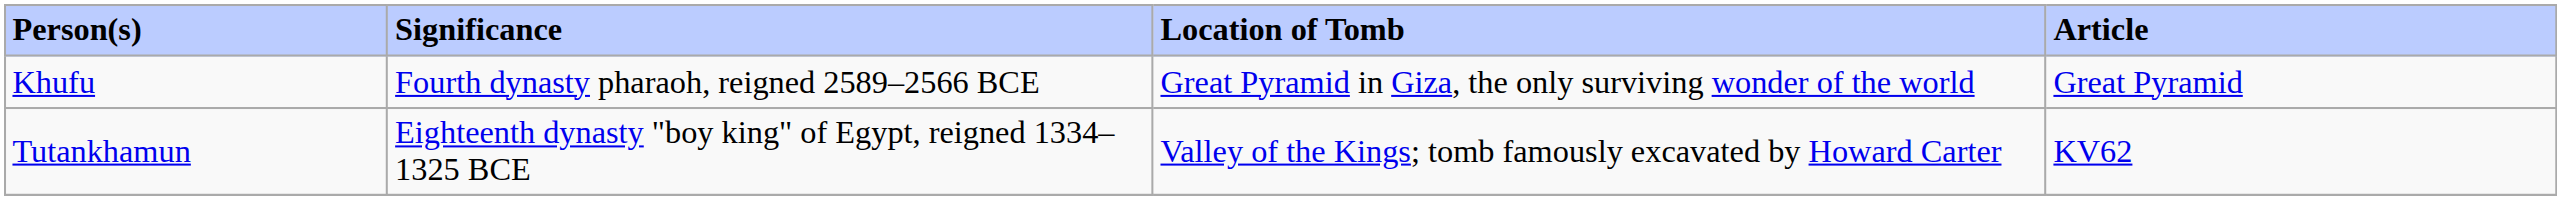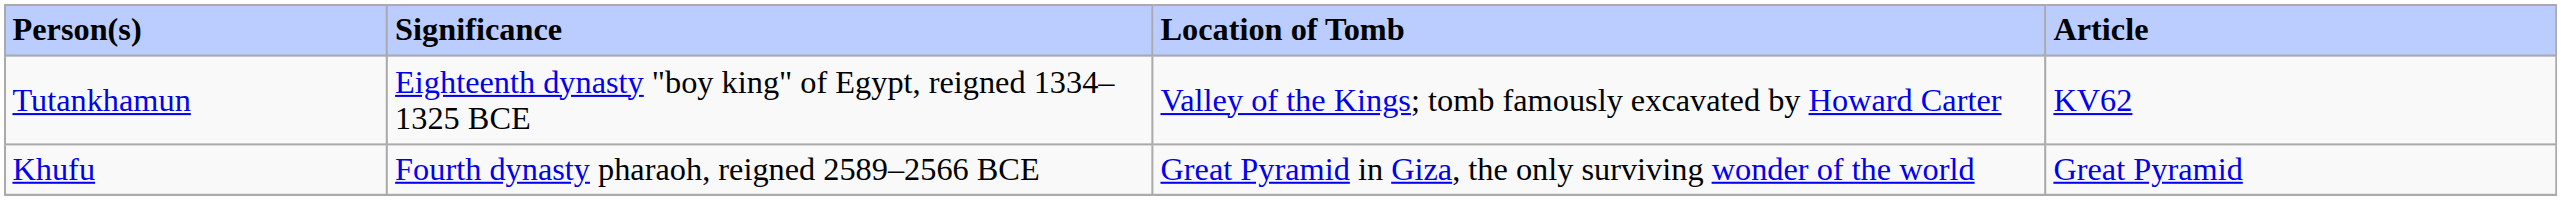rows swapped: (54, 81) <-> (102, 150)
